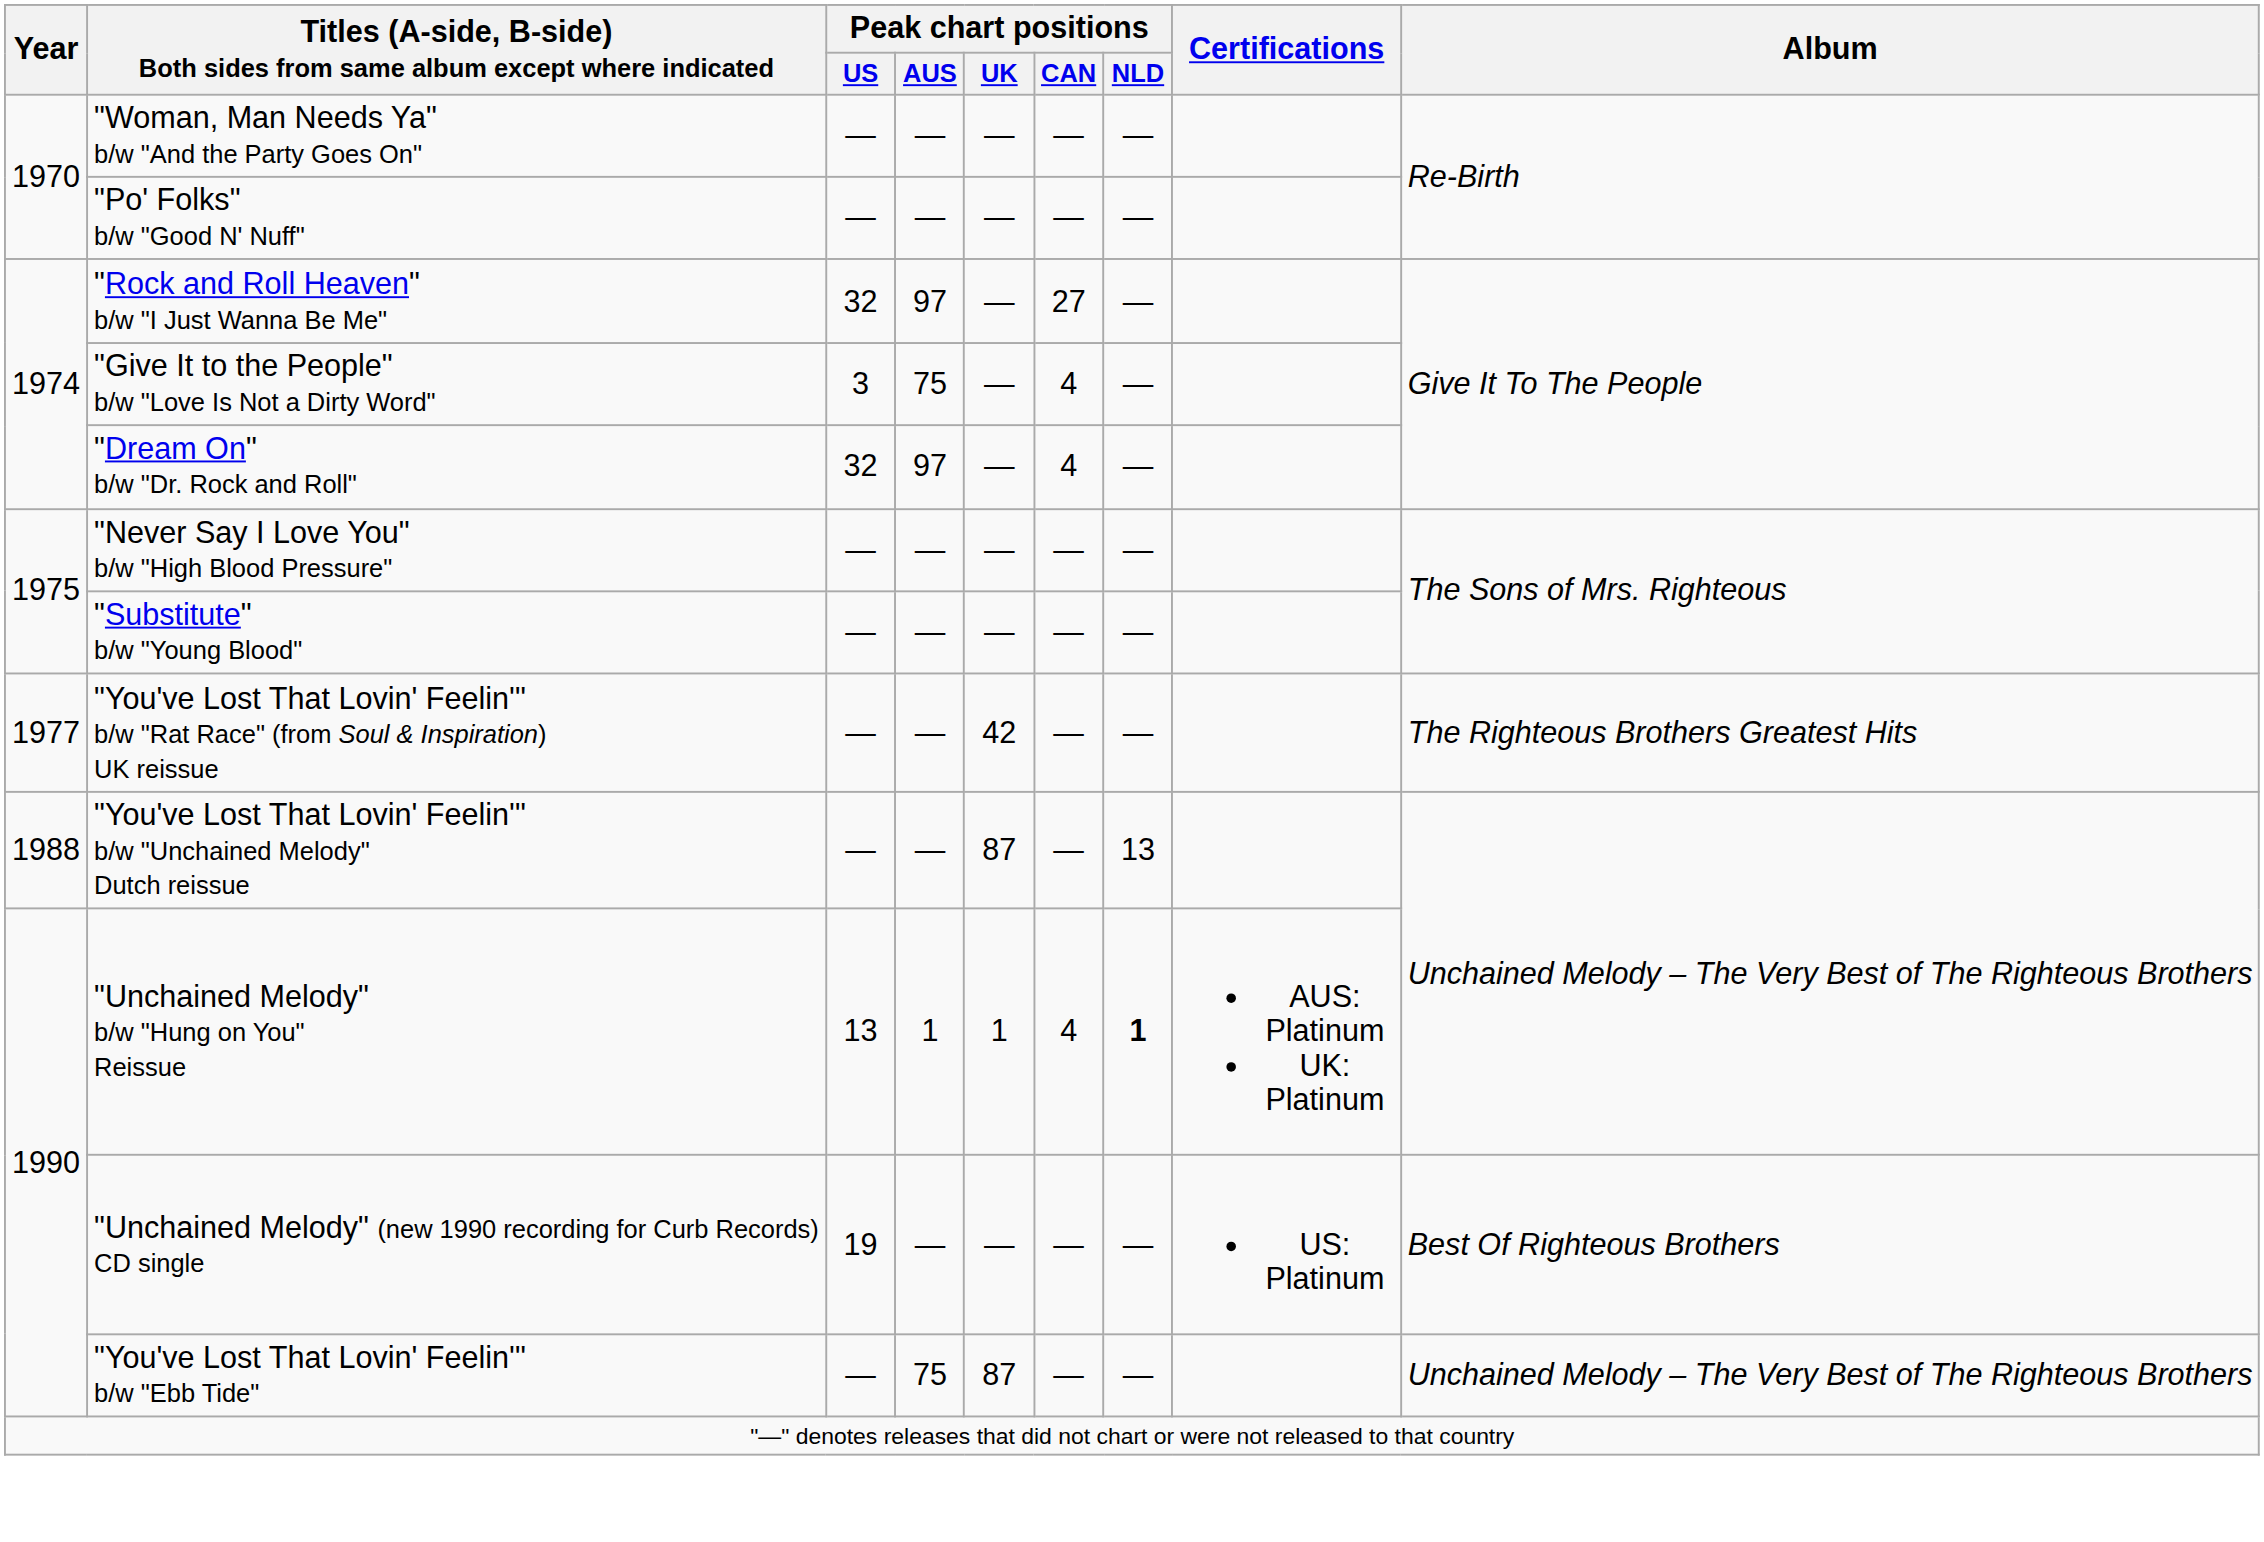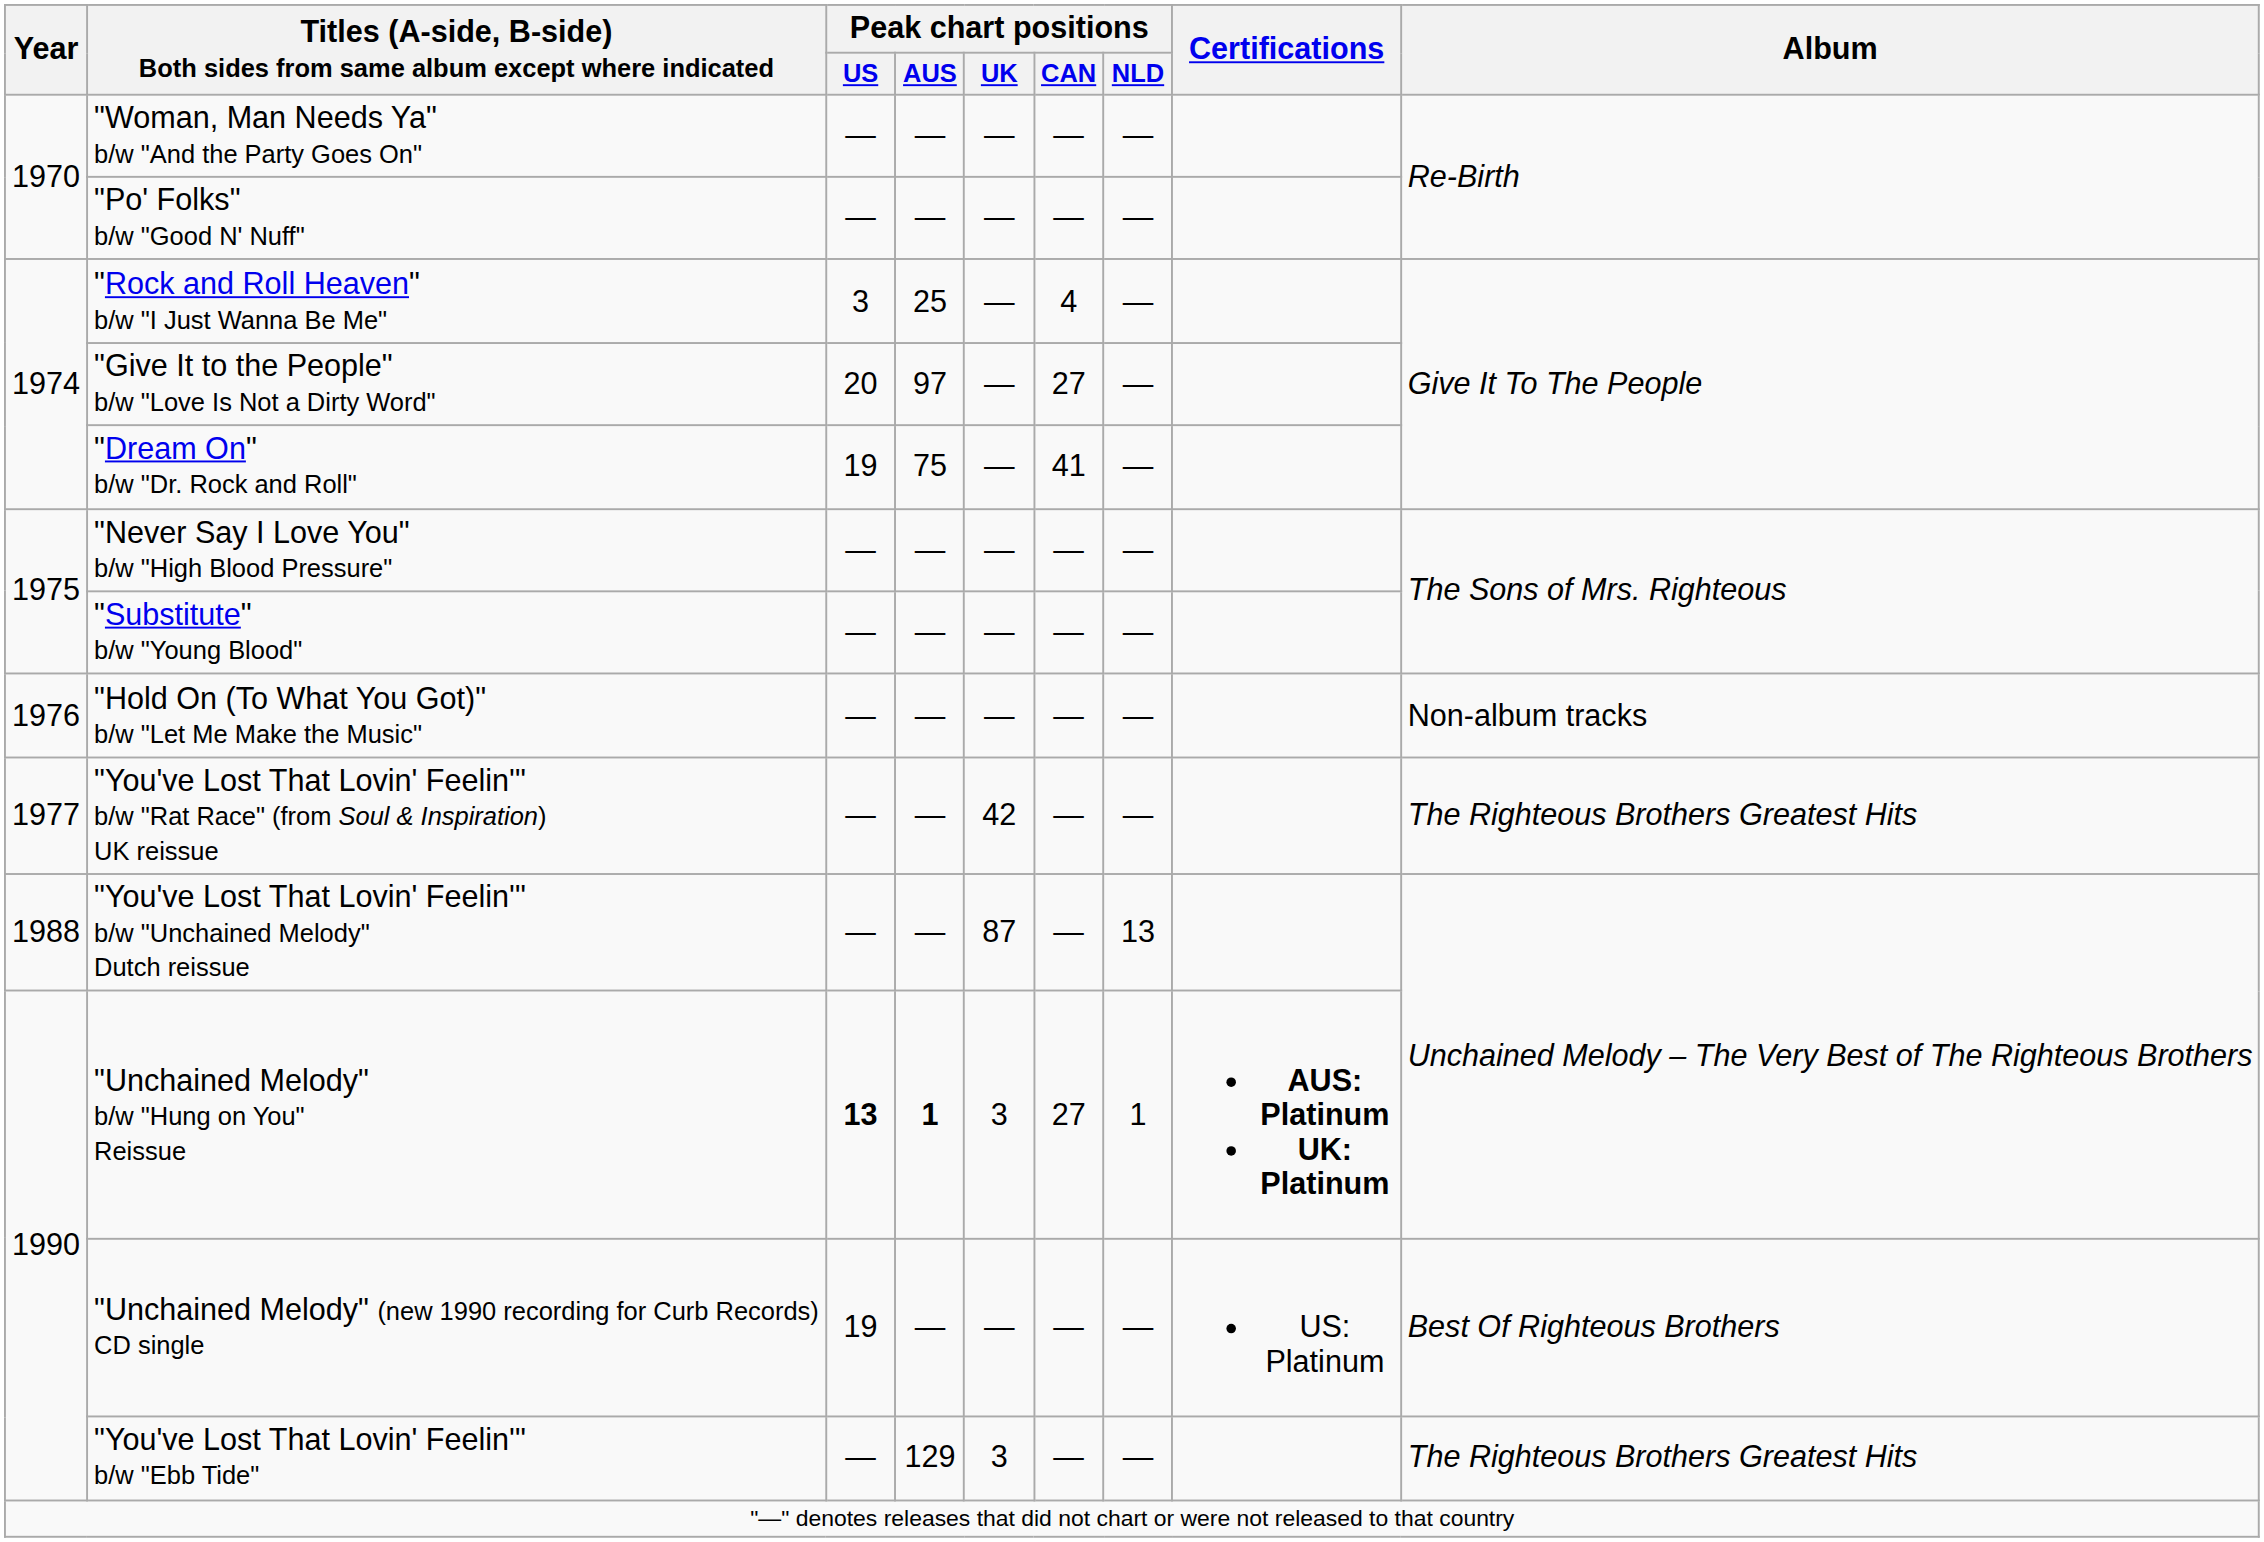(861, 300) 32 -> (861, 300) 3
(930, 300) 97 -> (930, 300) 25
(1069, 300) 27 -> (1069, 300) 4
(861, 383) 3 -> (861, 383) 20
(930, 383) 75 -> (930, 383) 97
(1069, 383) 4 -> (1069, 383) 27
(861, 466) 32 -> (861, 466) 19
(930, 466) 97 -> (930, 466) 75
(1069, 466) 4 -> (1069, 466) 41
+ row: (290, 715)
(861, 1031) normal -> (861, 1114) bold
(930, 1031) normal -> (930, 1114) bold
(999, 1031) 1 -> (999, 1114) 3
(1069, 1031) 4 -> (1069, 1114) 27
(1138, 1031) bold -> (1138, 1114) normal
(1287, 1049) normal -> (1287, 1132) bold
(930, 1374) 75 -> (930, 1457) 129
(999, 1374) 87 -> (999, 1457) 3
(1830, 1374) Unchained Melody – The Very Best of The Righteous Brothers -> (1663, 1457) The Righteous Brothers Greatest Hits
